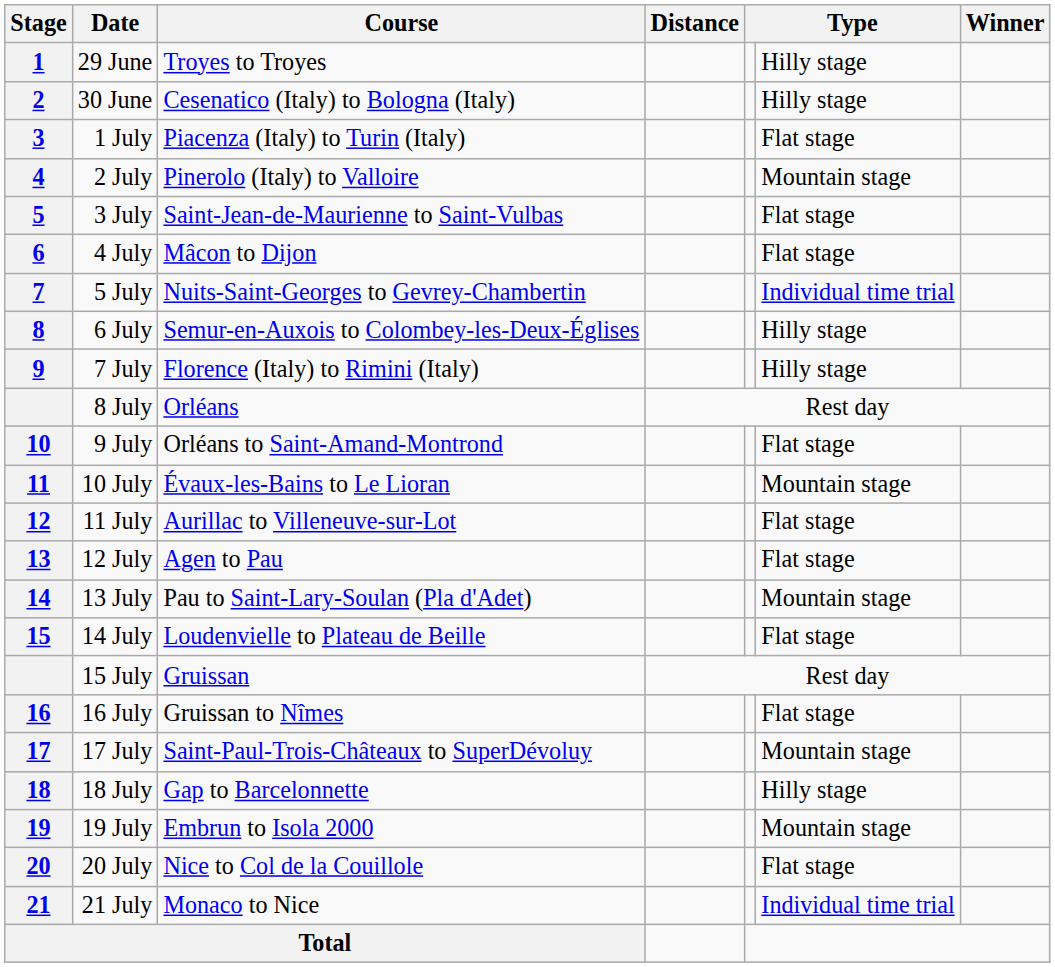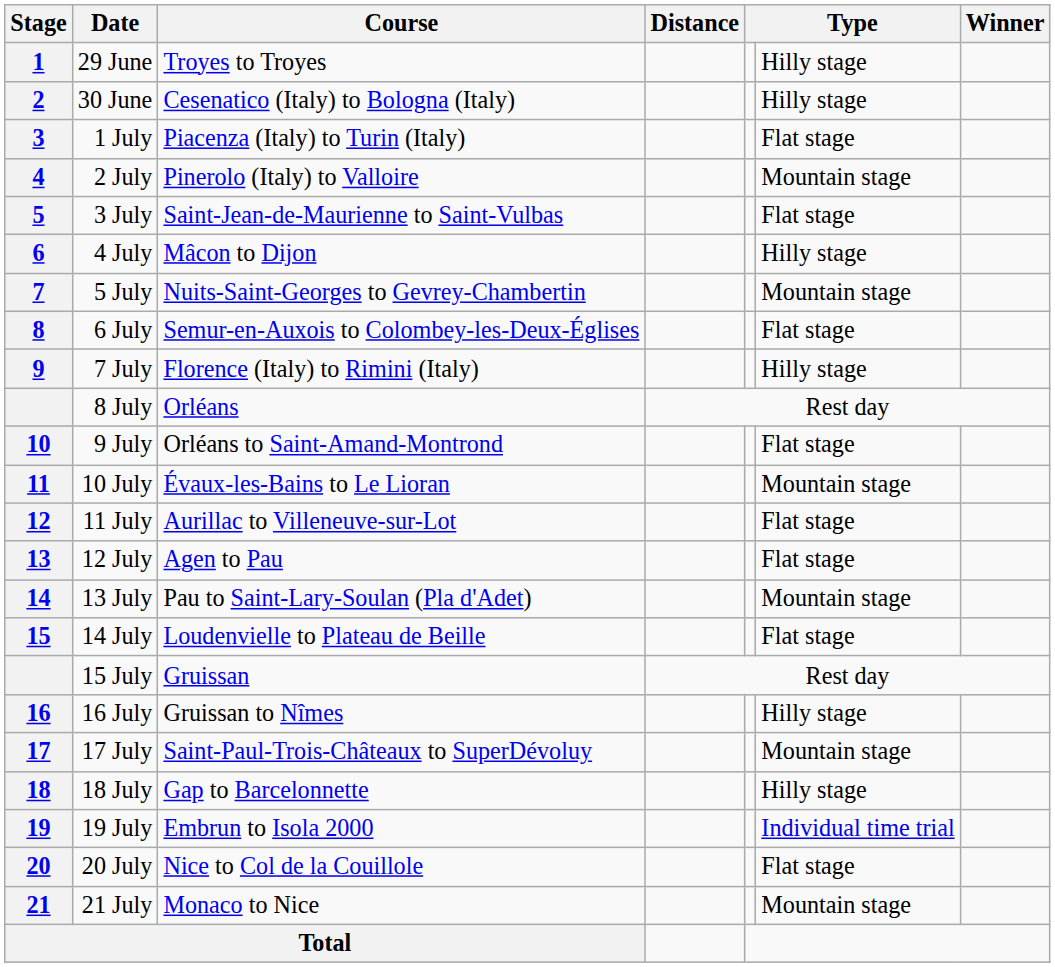(808, 253) Flat stage -> (814, 253) Hilly stage
(858, 291) Individual time trial -> (836, 291) Mountain stage
(814, 330) Hilly stage -> (808, 330) Flat stage
(808, 713) Flat stage -> (814, 713) Hilly stage
(836, 828) Mountain stage -> (858, 828) Individual time trial
(858, 904) Individual time trial -> (836, 904) Mountain stage
